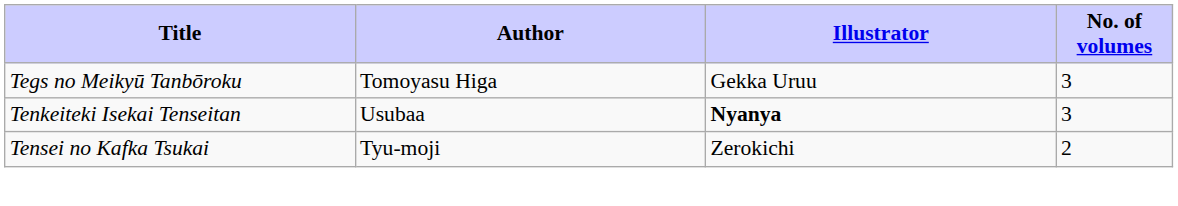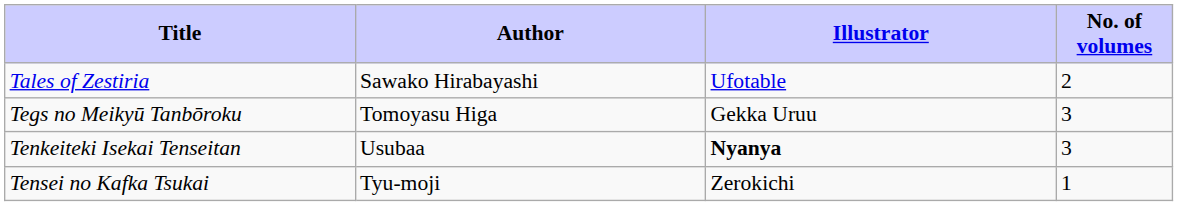+ row: (79, 80)
(1066, 148) 2 -> (1066, 182) 1
